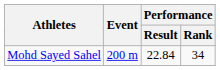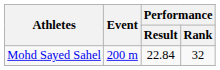(198, 55) 34 -> (198, 55) 32
